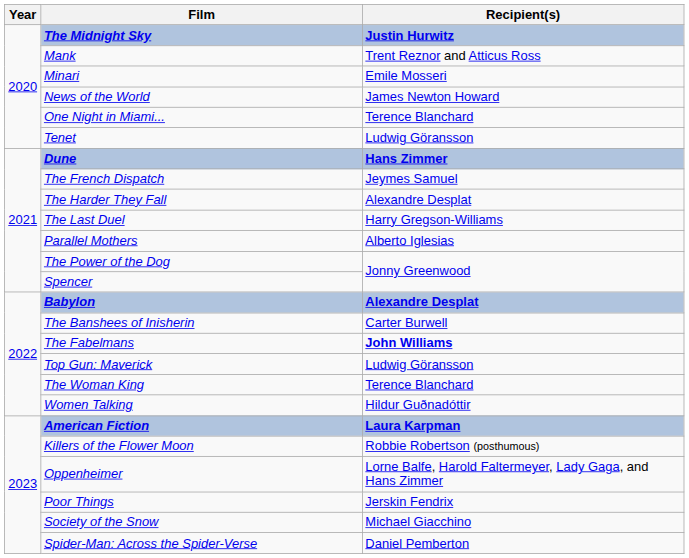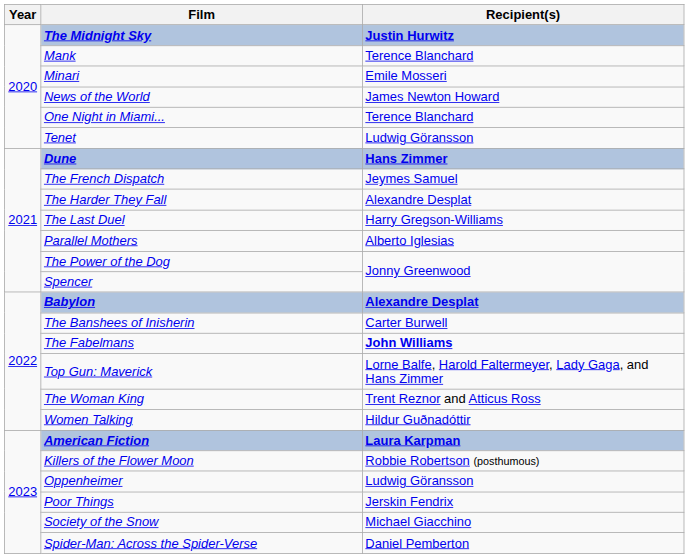(453, 55) Trent Reznor and Atticus Ross -> (419, 55) Terence Blanchard
(419, 364) Ludwig Göransson -> (507, 371) Lorne Balfe, Harold Faltermeyer, Lady Gaga, and Hans Zimmer
(419, 384) Terence Blanchard -> (453, 399) Trent Reznor and Atticus Ross
(507, 474) Lorne Balfe, Harold Faltermeyer, Lady Gaga, and Hans Zimmer -> (419, 481) Ludwig Göransson
